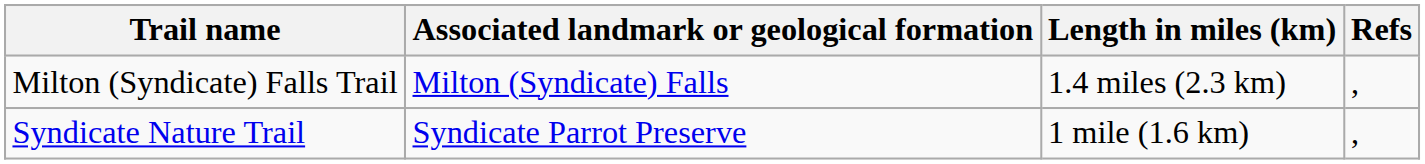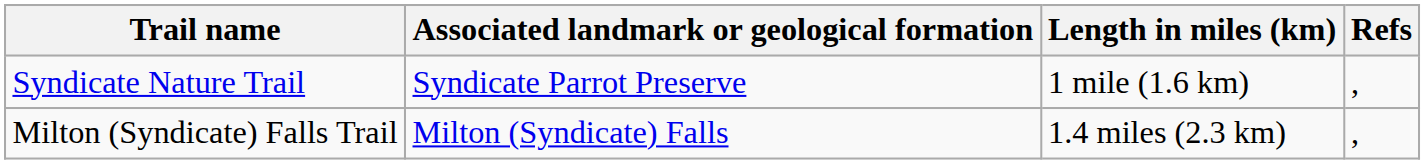rows swapped: (205, 81) <-> (159, 132)
